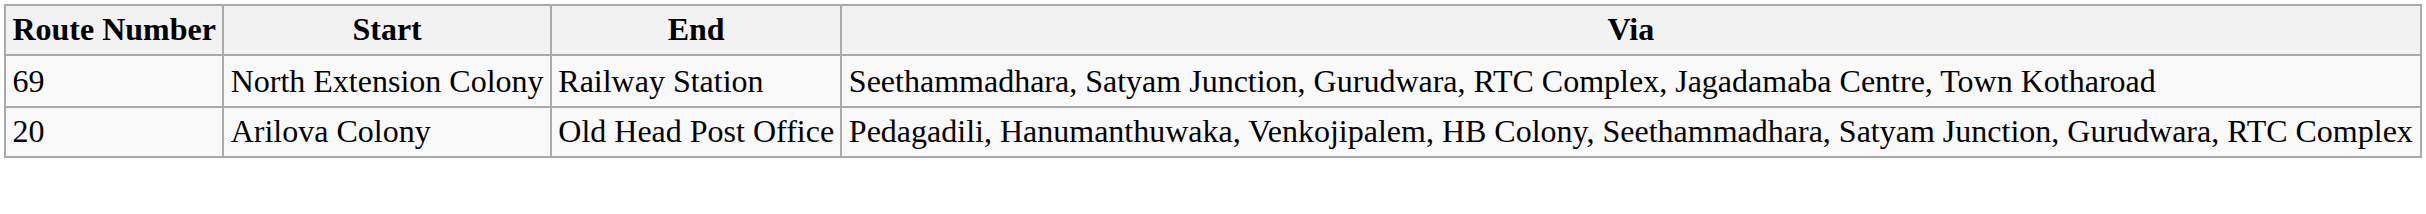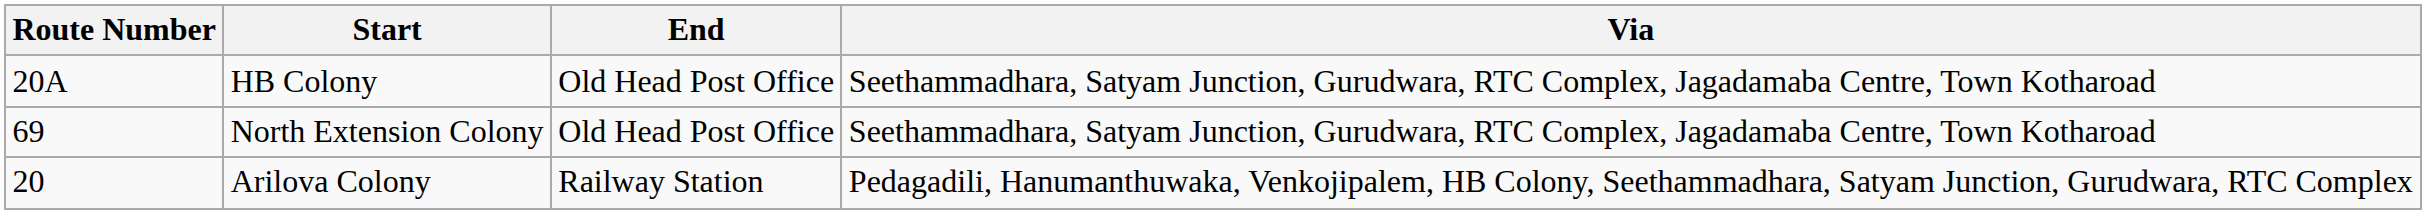+ row: (304, 80)
(661, 80) Railway Station -> (696, 131) Old Head Post Office
(696, 131) Old Head Post Office -> (661, 182) Railway Station
